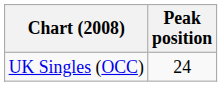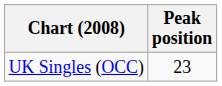(182, 66) 24 -> (182, 66) 23
